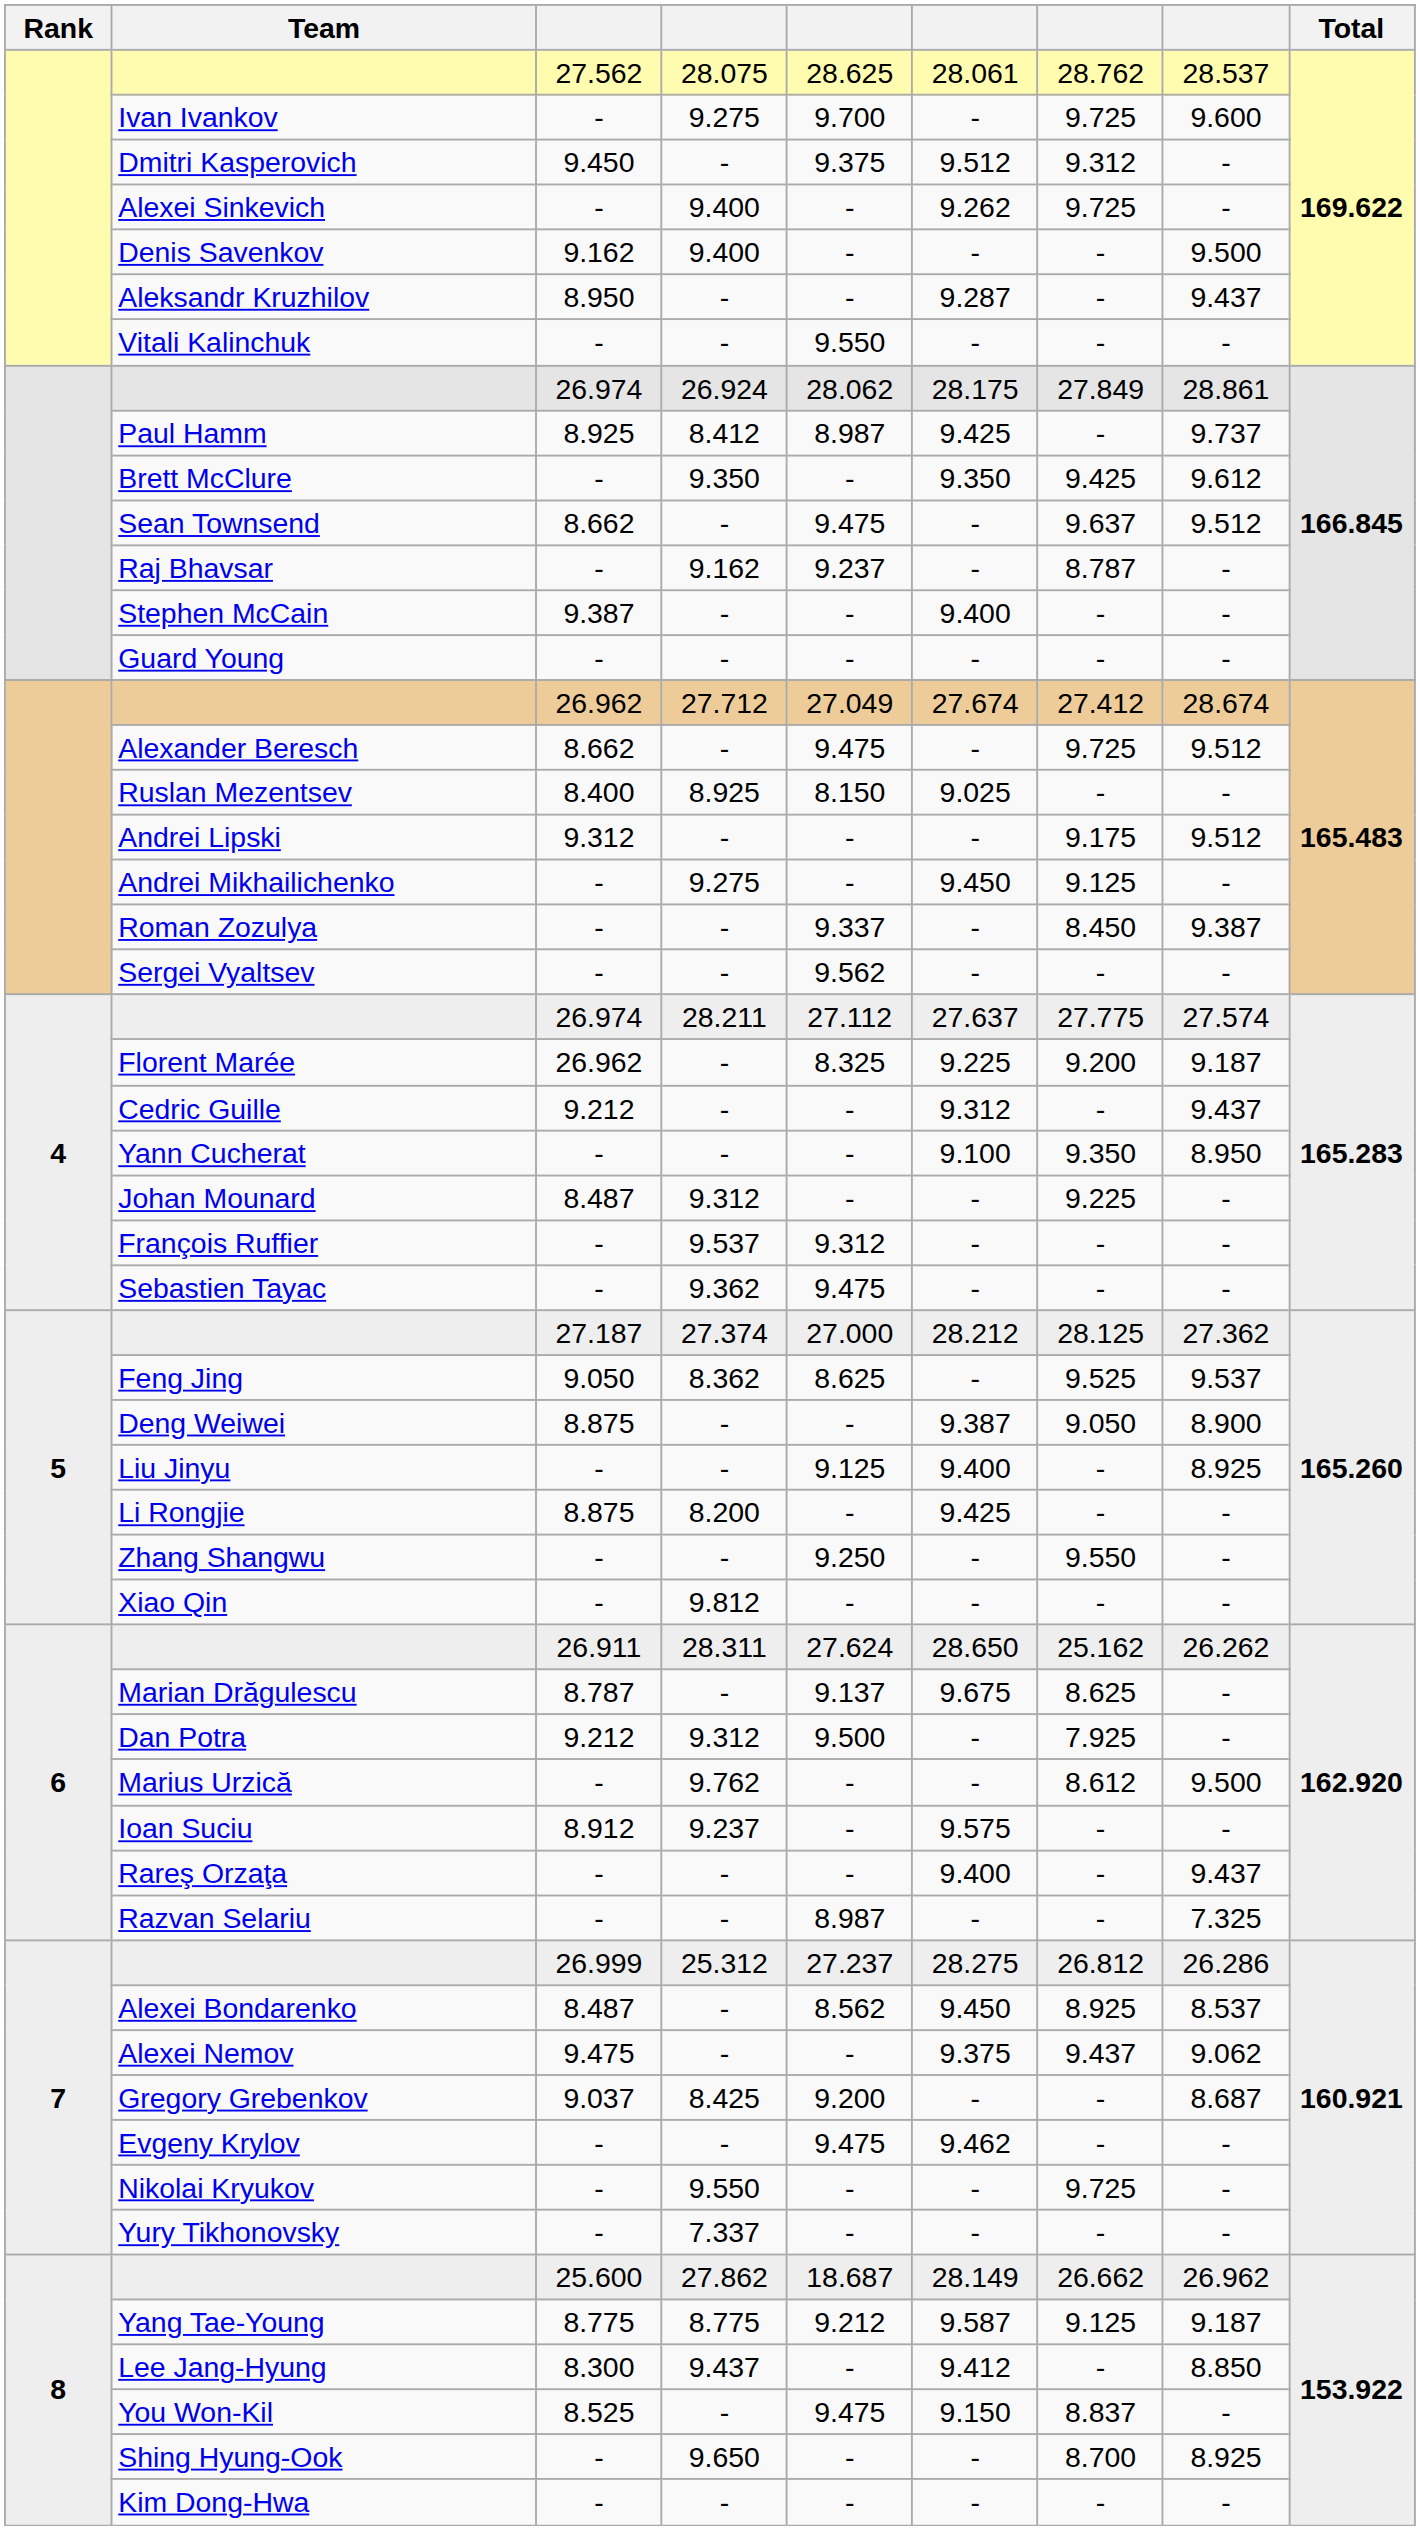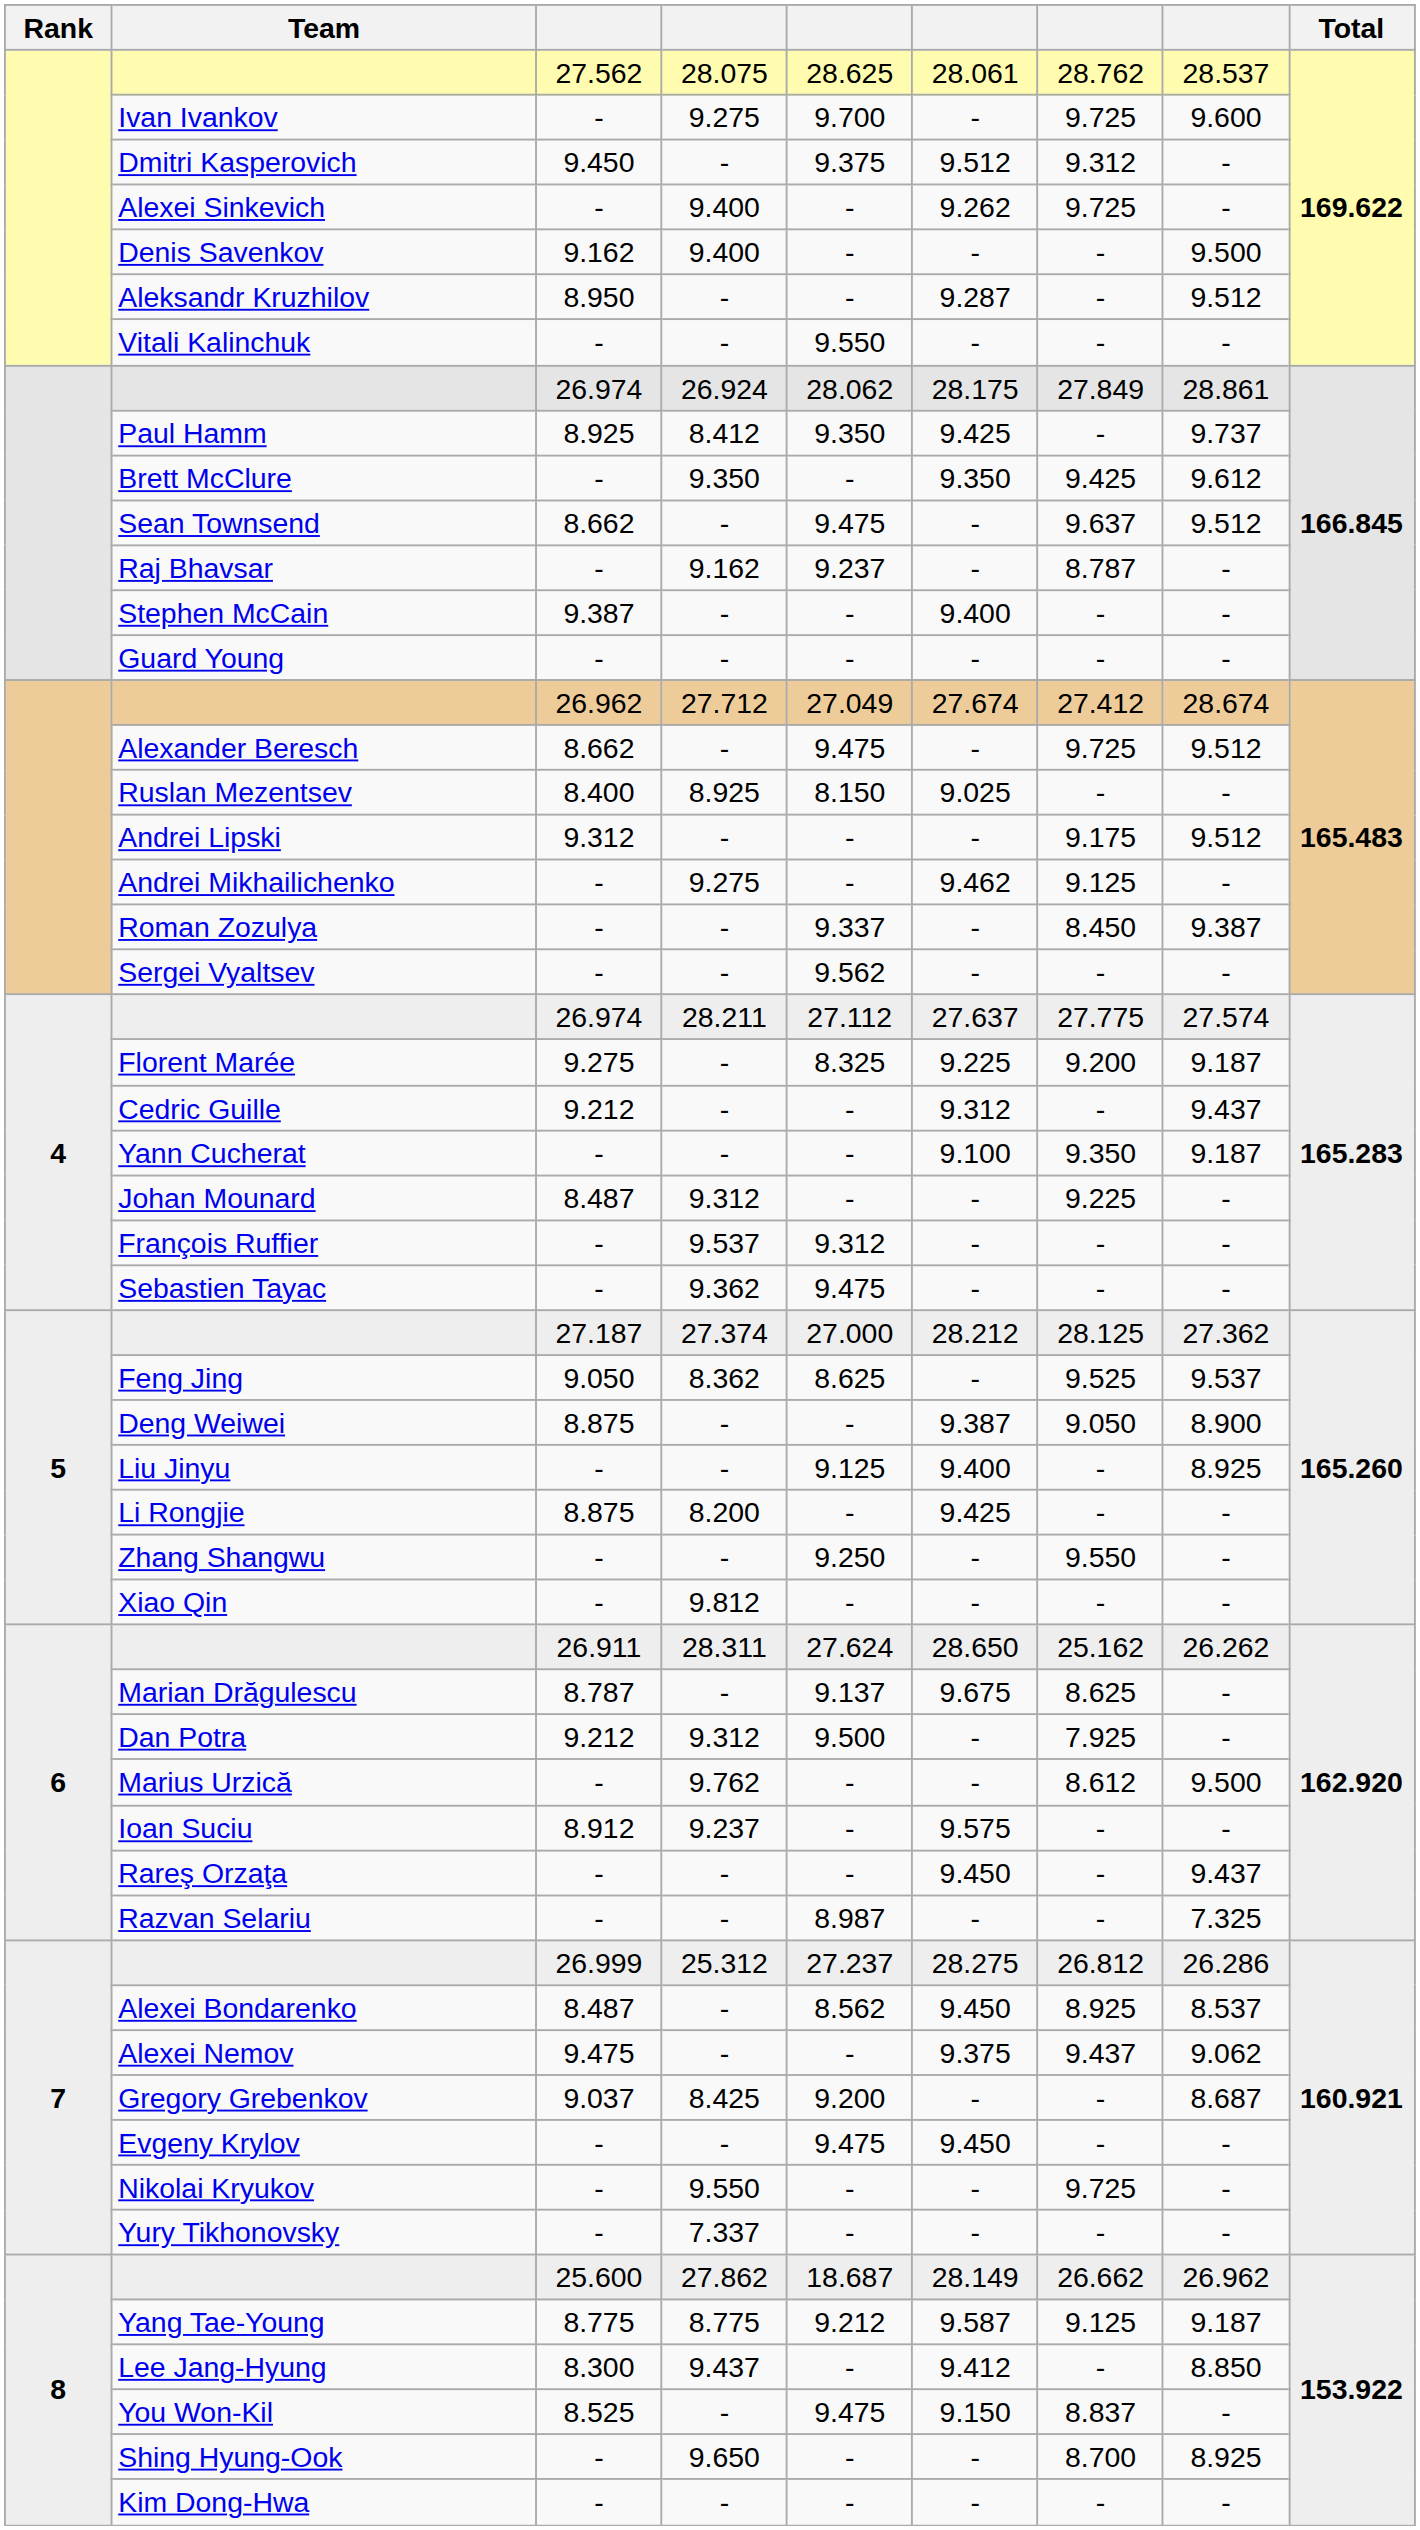(1226, 298) 9.437 -> (1226, 298) 9.512
(850, 433) 8.987 -> (850, 433) 9.350
(975, 883) 9.450 -> (975, 883) 9.462
(599, 1063) 26.962 -> (599, 1063) 9.275
(1226, 1153) 8.950 -> (1226, 1153) 9.187
(975, 1872) 9.400 -> (975, 1872) 9.450
(975, 2142) 9.462 -> (975, 2142) 9.450
